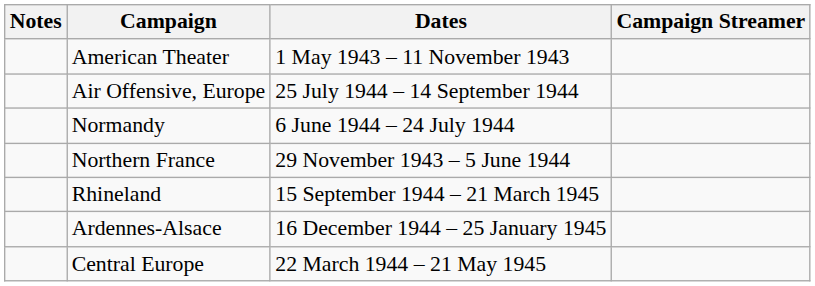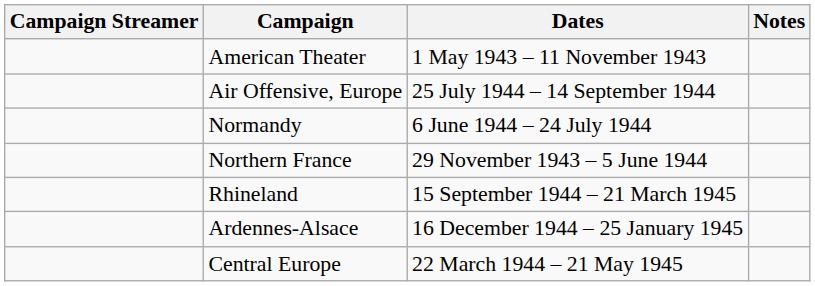columns swapped: (711, 21) <-> (36, 21)
